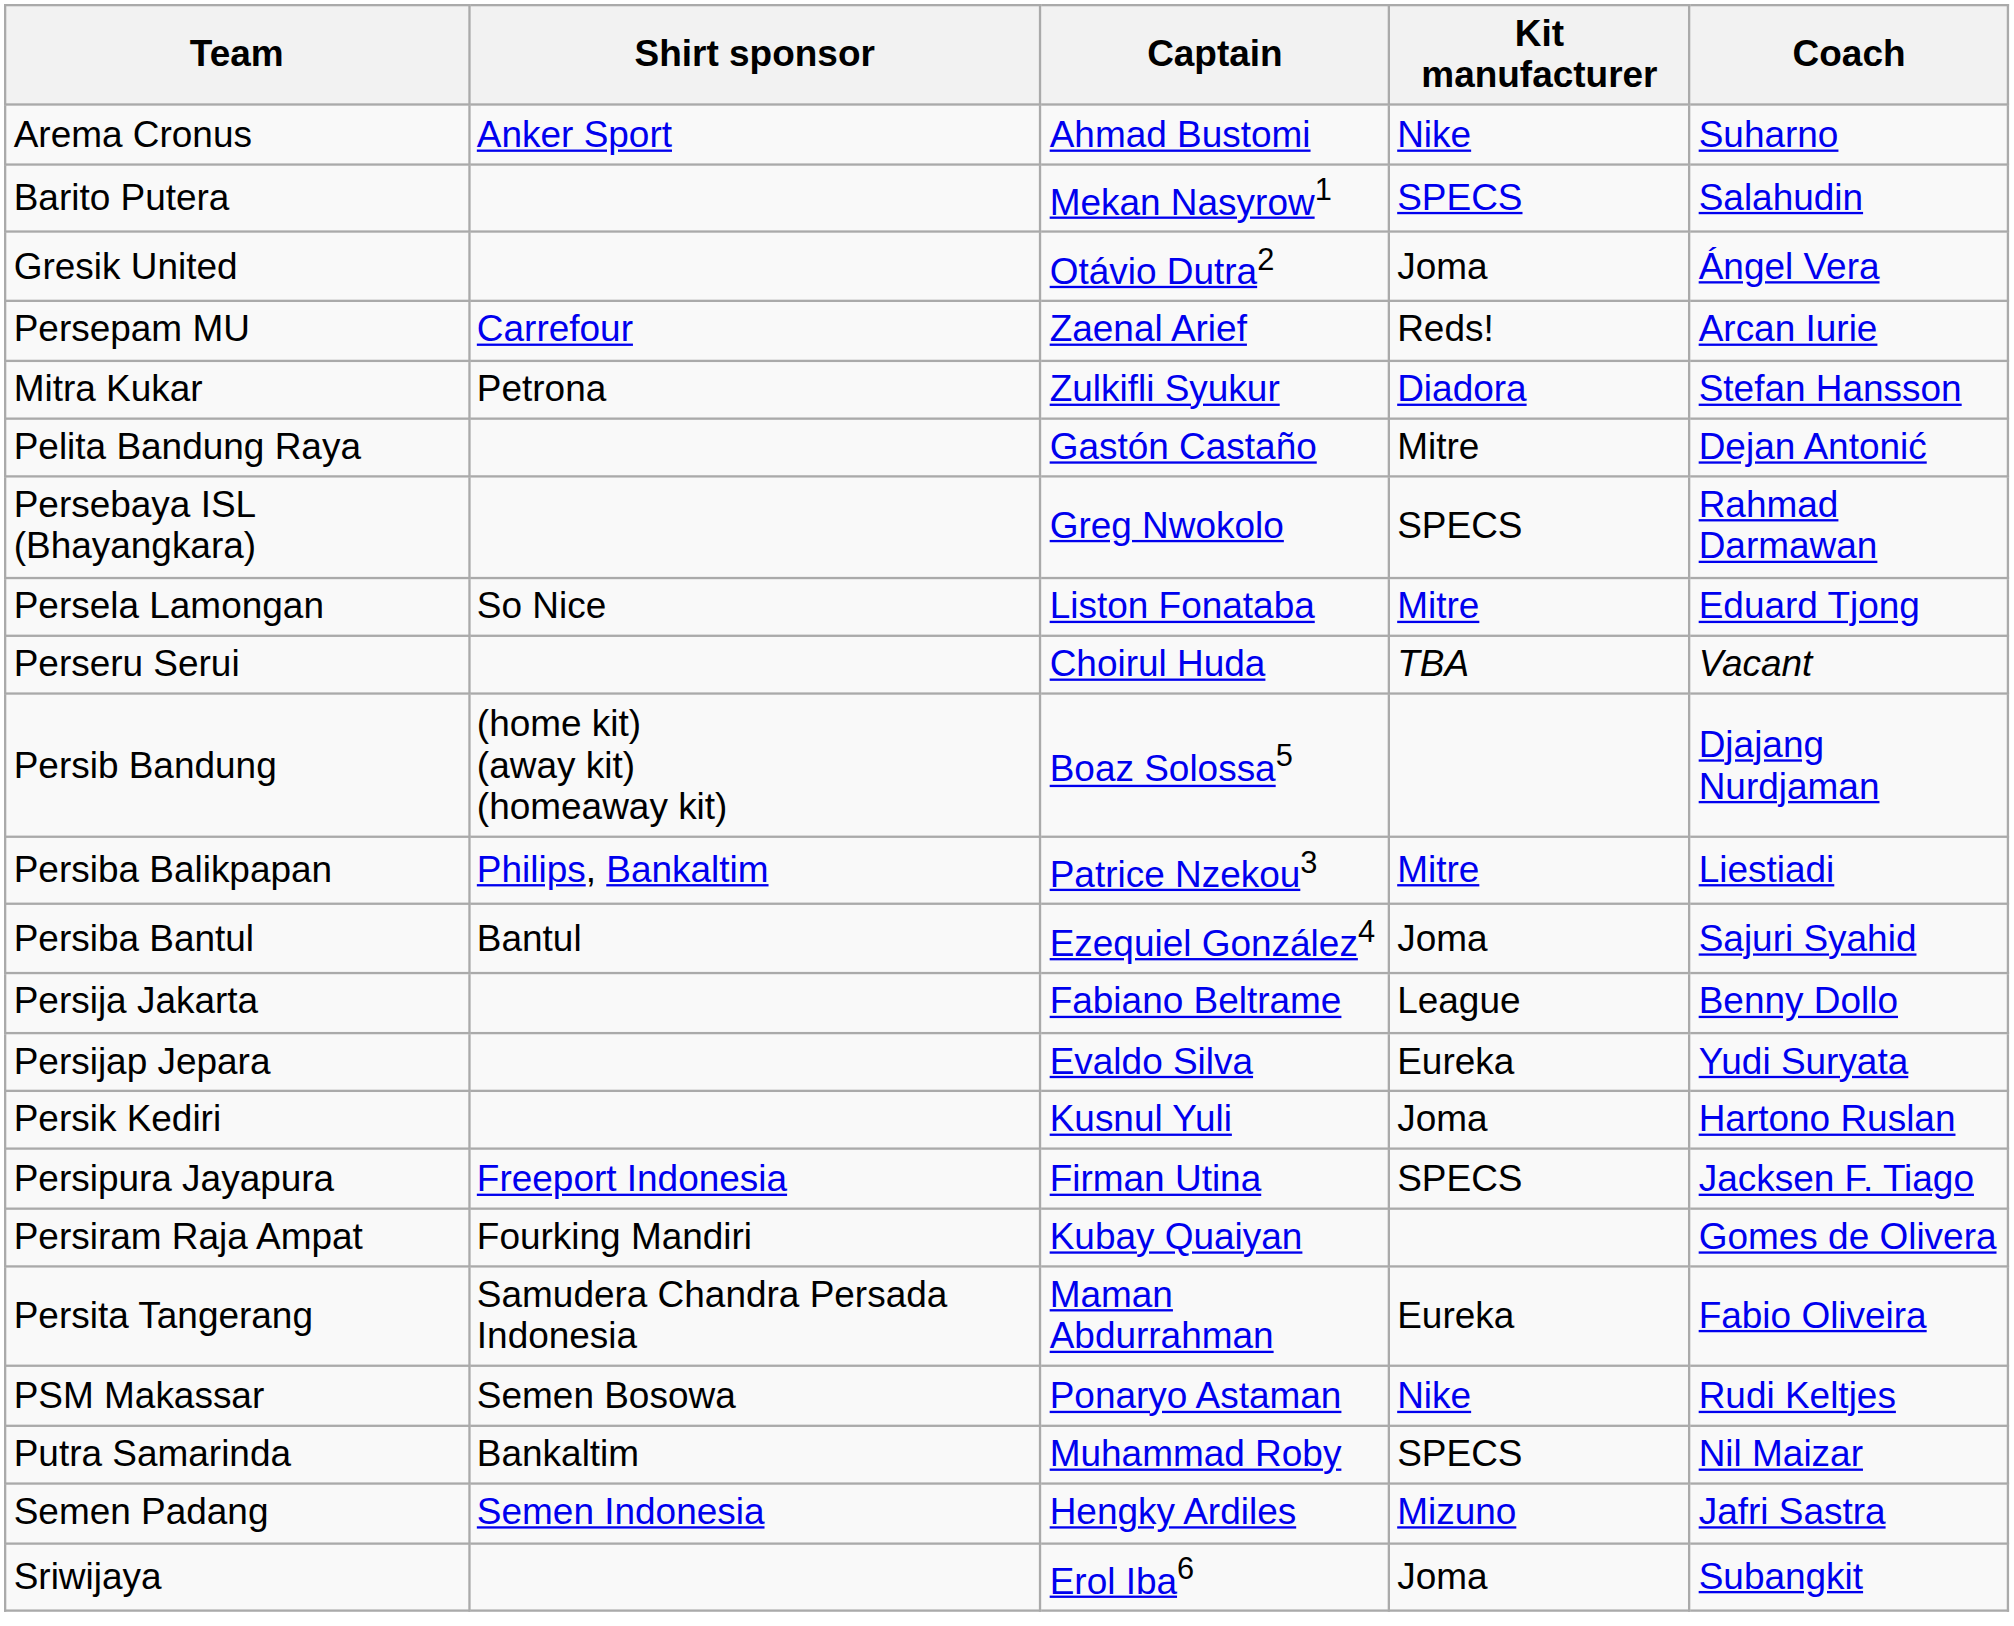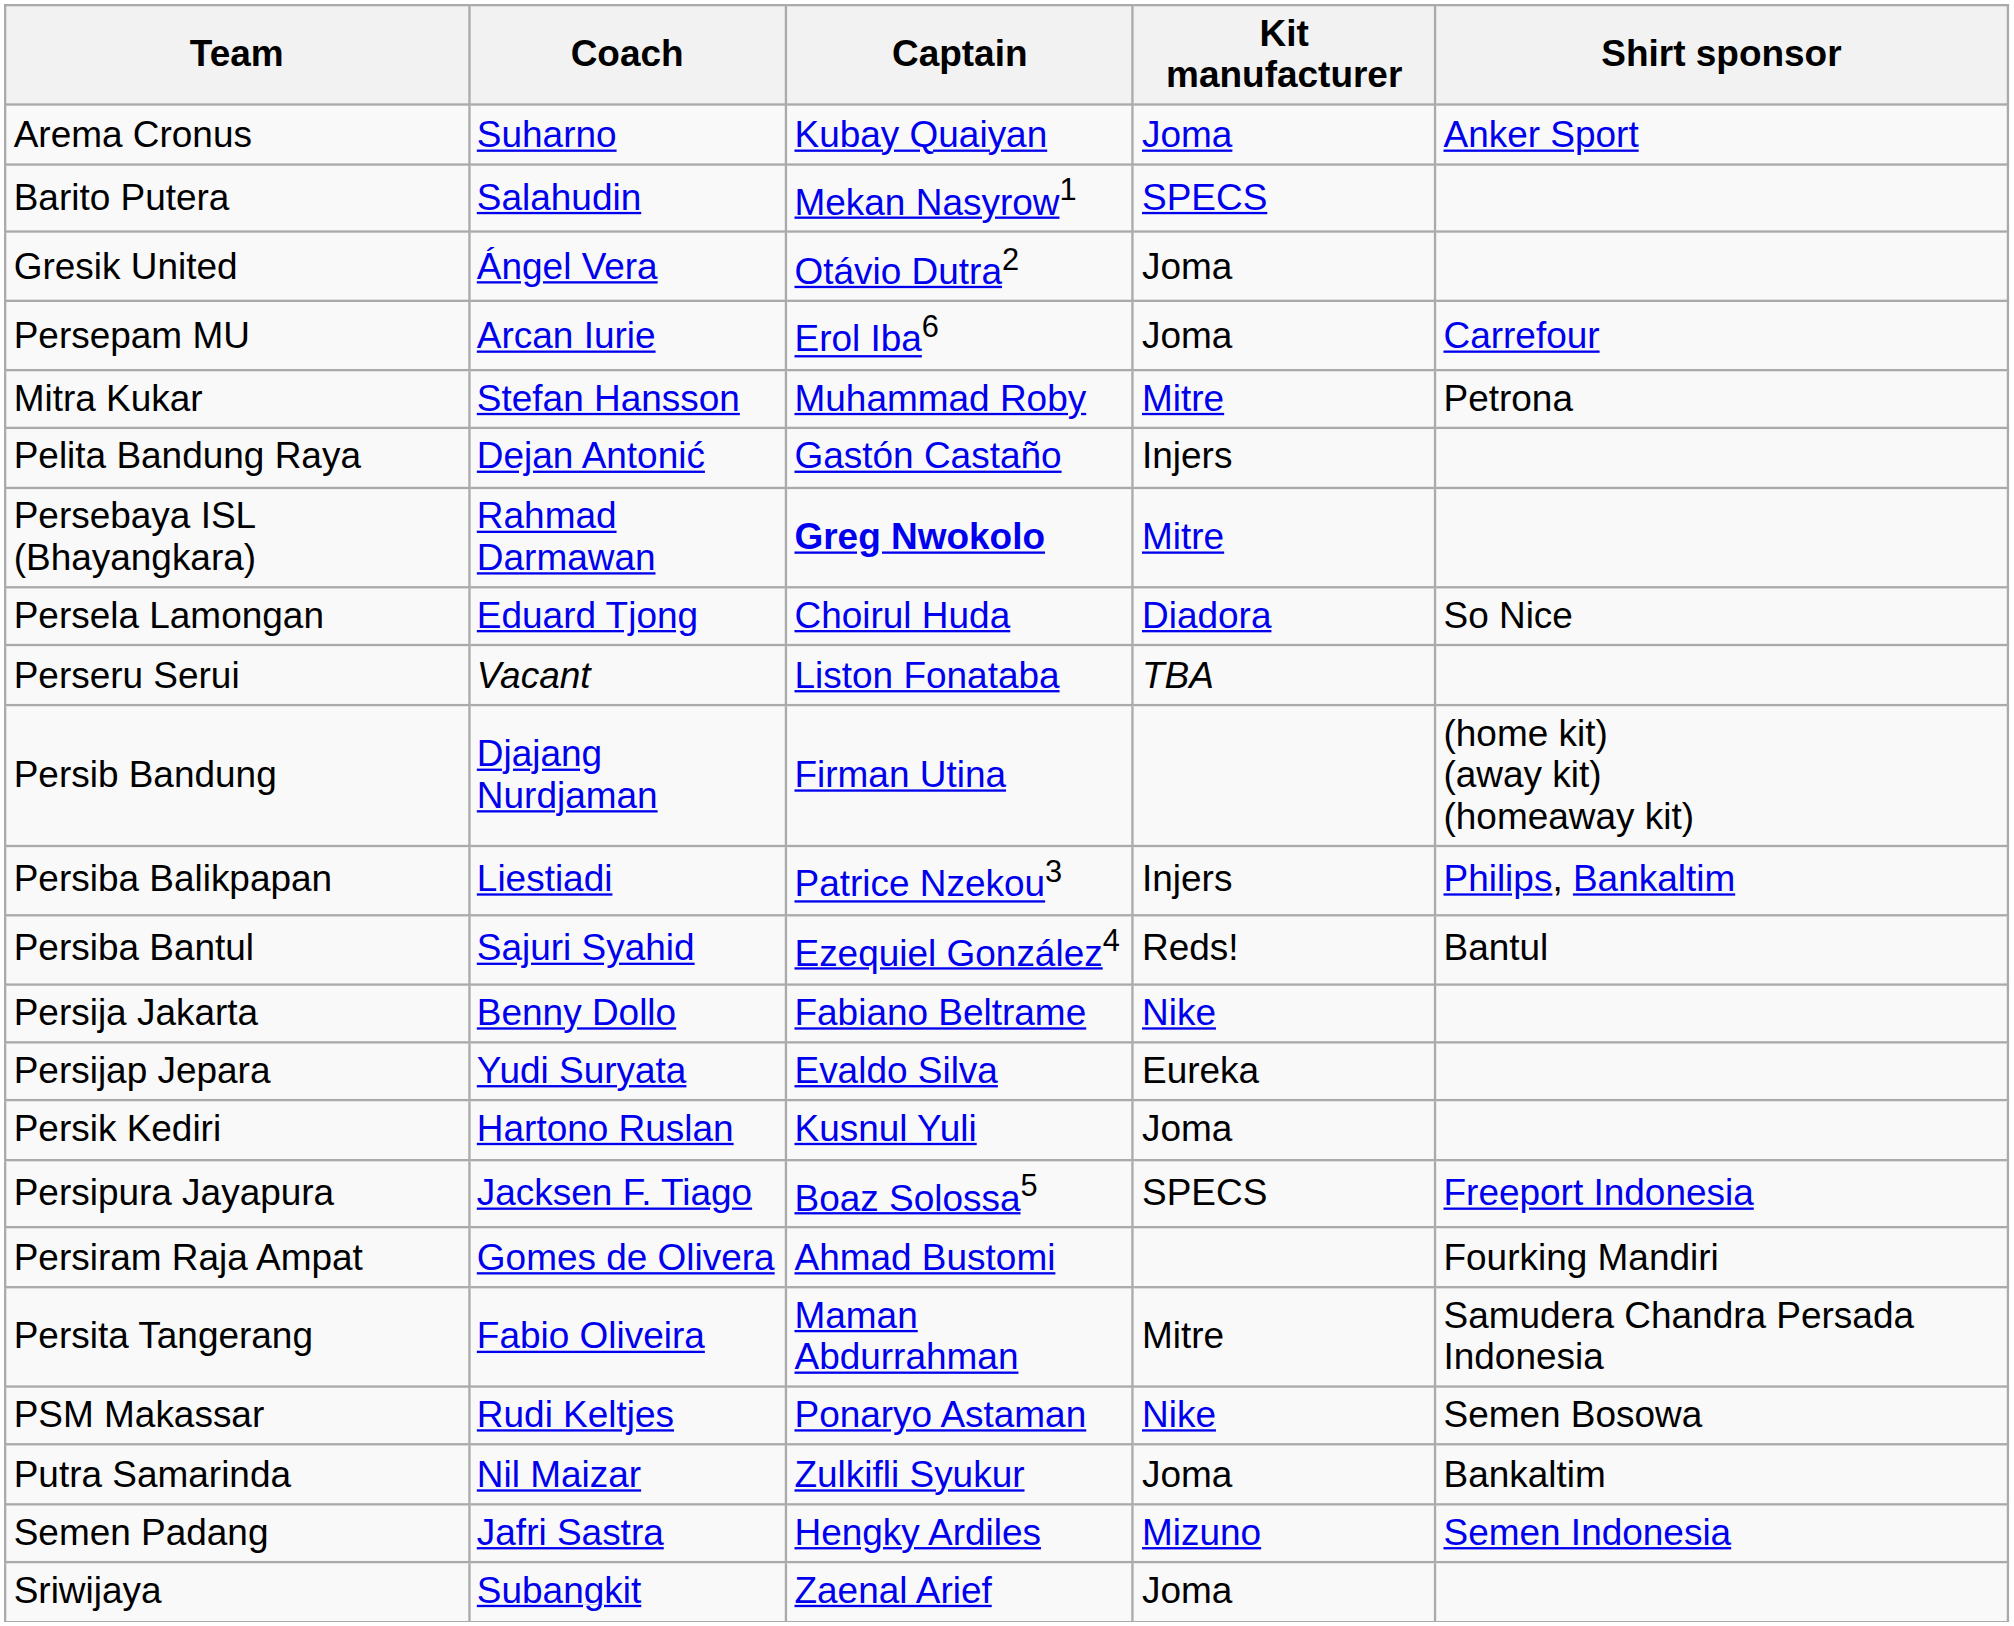columns swapped: (1849, 54) <-> (755, 54)
(1180, 134) Ahmad Bustomi -> (921, 134) Kubay Quaiyan
(1434, 134) Nike -> (1187, 134) Joma
(1148, 329) Zaenal Arief -> (867, 334) Erol Iba6
(1445, 329) Reds! -> (1187, 334) Joma
(1165, 388) Zulkifli Syukur -> (940, 398) Muhammad Roby
(1462, 388) Diadora -> (1183, 398) Mitre
(1438, 447) Mitre -> (1187, 457) Injers
(1167, 526) normal -> (920, 536) bold
(1460, 526) SPECS -> (1183, 536) Mitre
(1182, 605) Liston Fonataba -> (902, 615) Choirul Huda
(1438, 605) Mitre -> (1207, 615) Diadora
(1158, 664) Choirul Huda -> (927, 674) Liston Fonataba
(1171, 764) Boaz Solossa5 -> (900, 774) Firman Utina
(1438, 869) Mitre -> (1187, 879) Injers
(1442, 938) Joma -> (1190, 948) Reds!
(1459, 1002) League -> (1179, 1012) Nike
(1155, 1177) Firman Utina -> (916, 1192) Boaz Solossa5
(1176, 1236) Kubay Quaiyan -> (925, 1256) Ahmad Bustomi
(1456, 1316) Eureka -> (1183, 1335) Mitre
(1196, 1454) Muhammad Roby -> (910, 1474) Zulkifli Syukur
(1460, 1454) SPECS -> (1187, 1474) Joma
(1122, 1576) Erol Iba6 -> (893, 1591) Zaenal Arief
